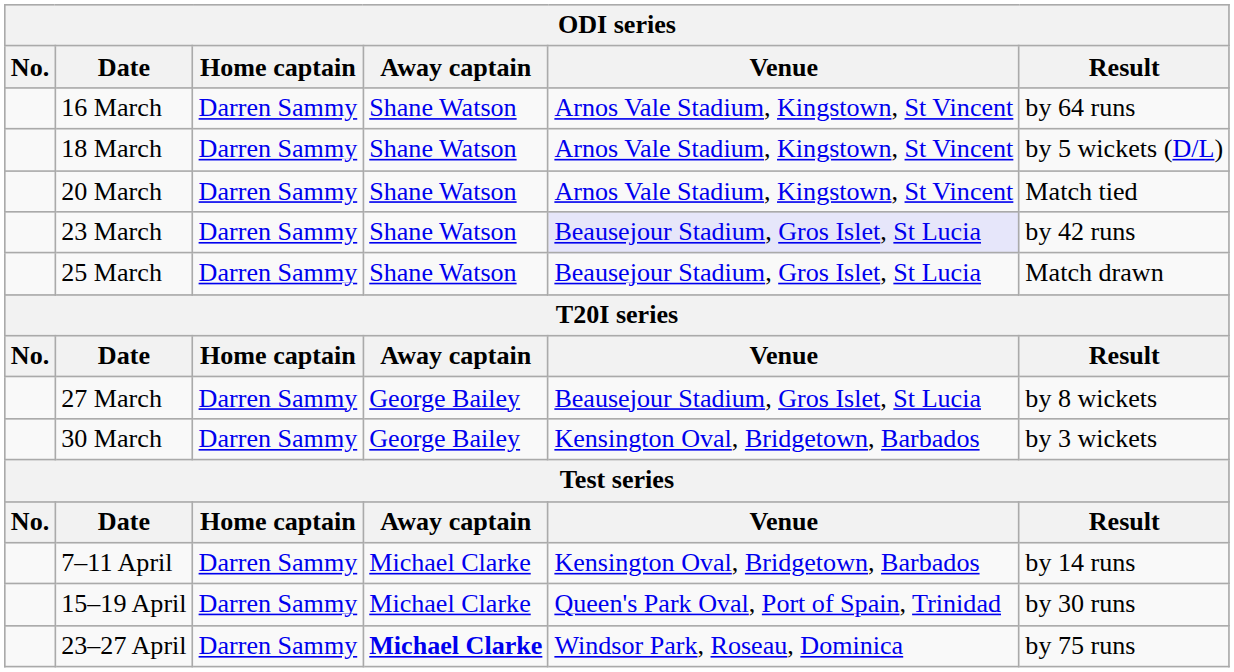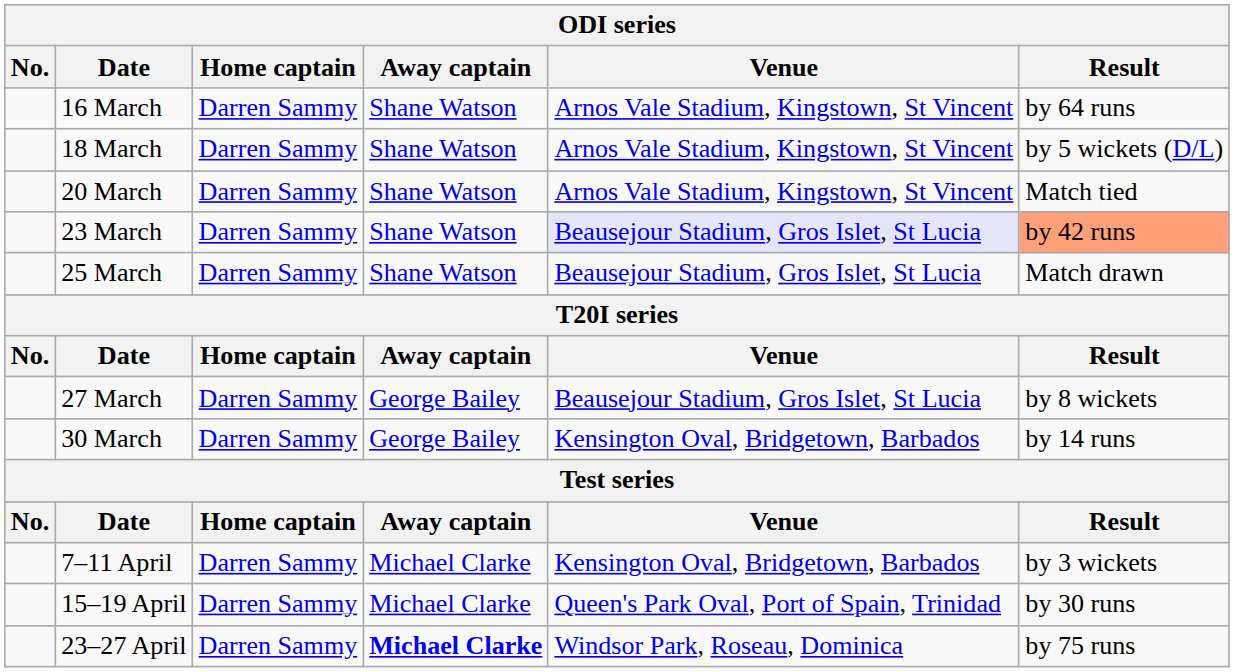(1080, 231) no background -> (1080, 231) lightsalmon background
(1091, 438) by 3 wickets -> (1080, 438) by 14 runs
(1080, 562) by 14 runs -> (1091, 562) by 3 wickets
